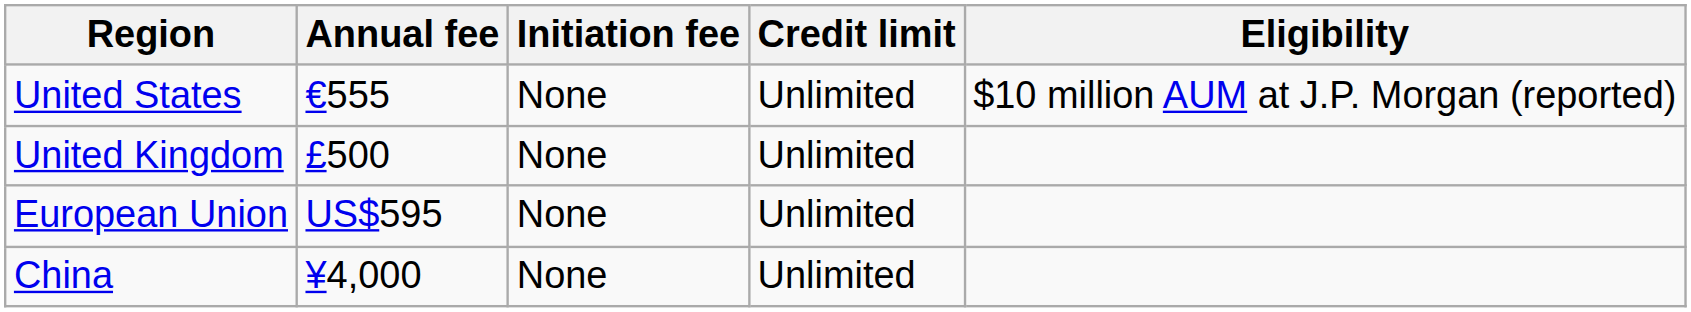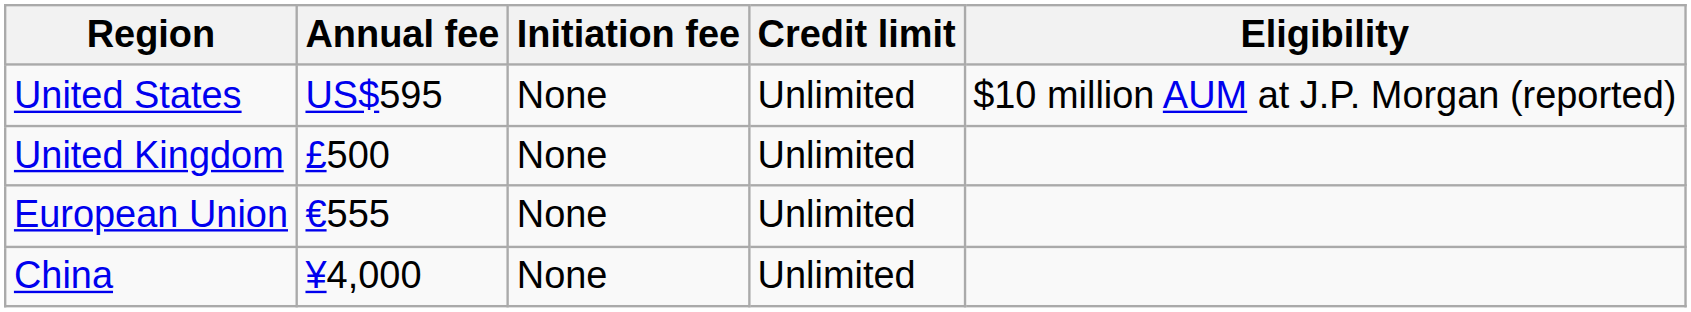(348, 94) €555 -> (374, 94) US$595
(374, 214) US$595 -> (348, 214) €555
